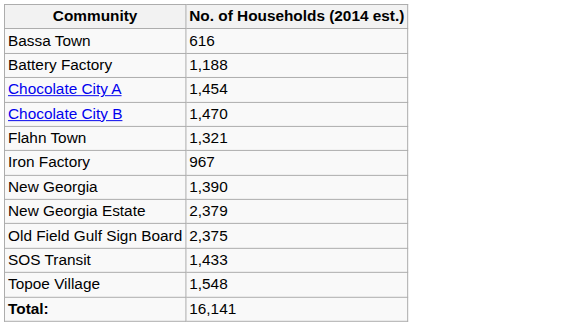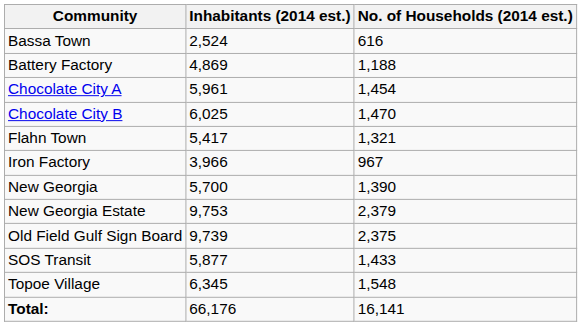+ column: (270, 16)
